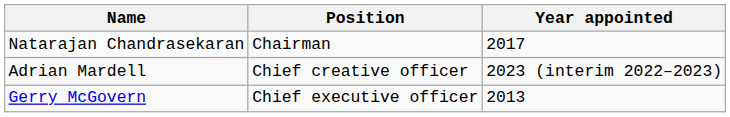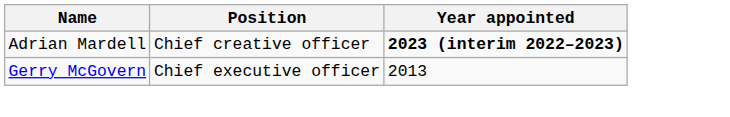- row: (126, 45)
(604, 71) normal -> (506, 45) bold
